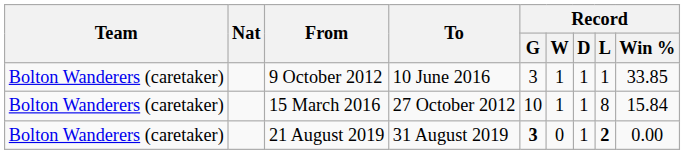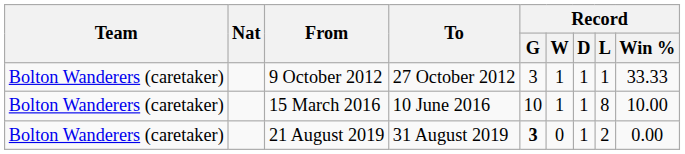(441, 76) 10 June 2016 -> (454, 76) 27 October 2012
(647, 76) 33.85 -> (647, 76) 33.33
(454, 105) 27 October 2012 -> (441, 105) 10 June 2016
(647, 105) 15.84 -> (647, 105) 10.00
(605, 134) bold -> (605, 134) normal
